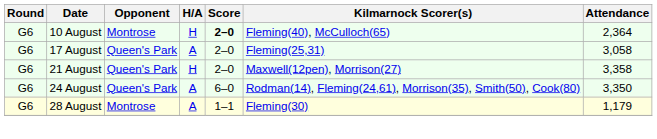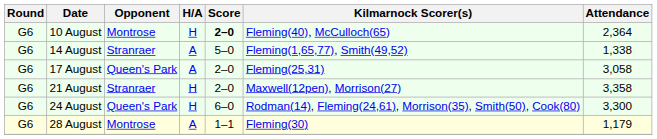+ row: (75, 50)
(142, 69) Queen's Park -> (131, 87) Stranraer
(193, 87) A -> (193, 106) H
(617, 87) 3,350 -> (617, 106) 3,300
